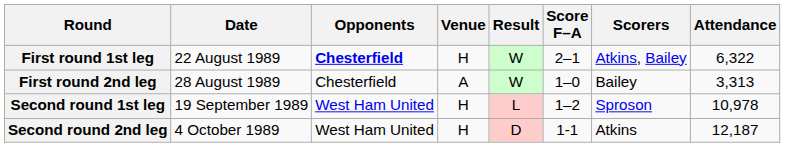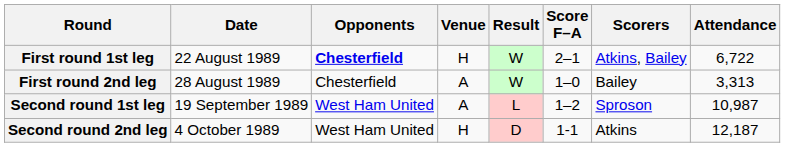(735, 57) 6,322 -> (735, 57) 6,722
(463, 105) H -> (463, 105) A
(735, 105) 10,978 -> (735, 105) 10,987
